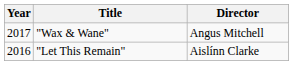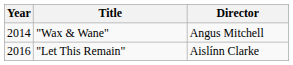(19, 32) 2017 -> (19, 32) 2014
